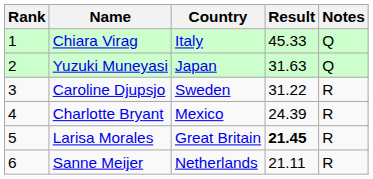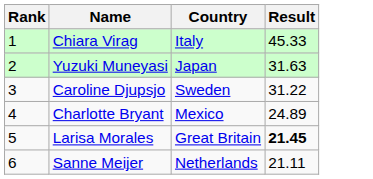- column: (344, 17)
(287, 114) 24.39 -> (287, 114) 24.89
